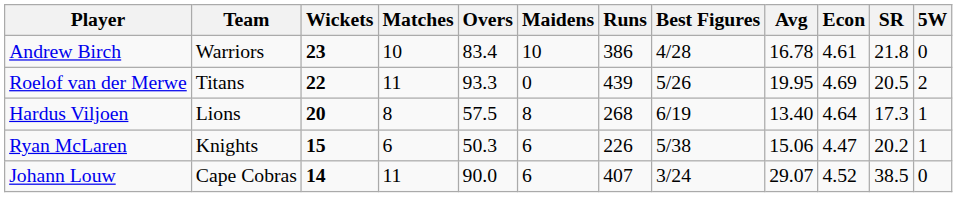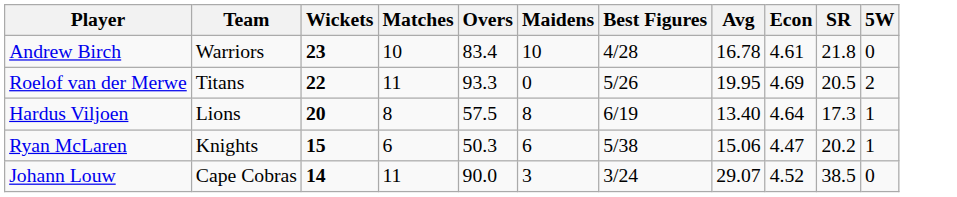- column: (625, 20)
(527, 176) 6 -> (527, 176) 3
